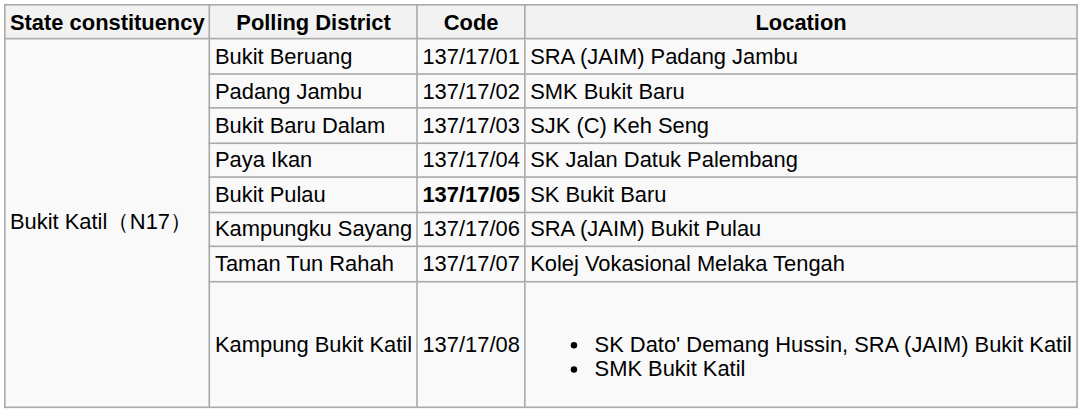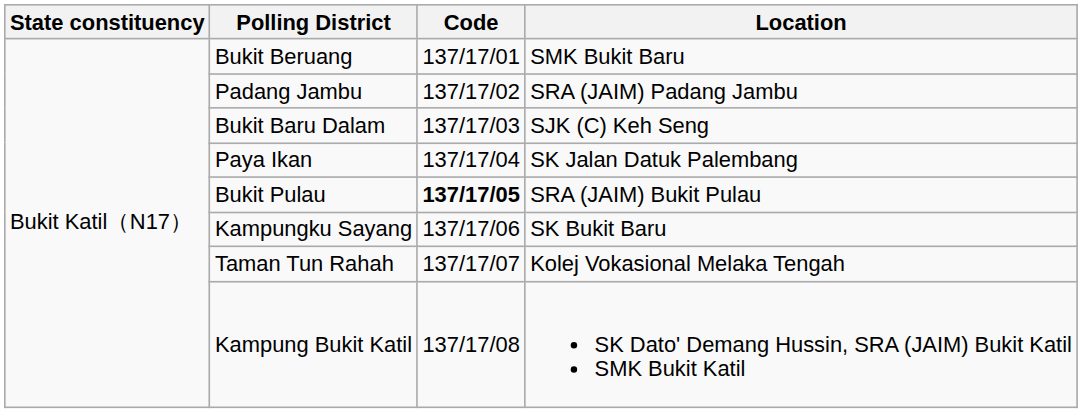(664, 56) SRA (JAIM) Padang Jambu -> (607, 56) SMK Bukit Baru
(607, 91) SMK Bukit Baru -> (664, 91) SRA (JAIM) Padang Jambu
(598, 194) SK Bukit Baru -> (646, 194) SRA (JAIM) Bukit Pulau
(646, 229) SRA (JAIM) Bukit Pulau -> (598, 229) SK Bukit Baru
